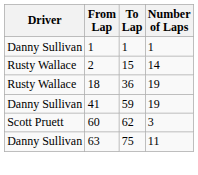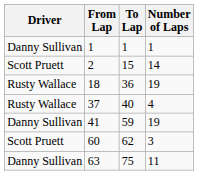(42, 65) Rusty Wallace -> (35, 65) Scott Pruett
+ row: (94, 103)
